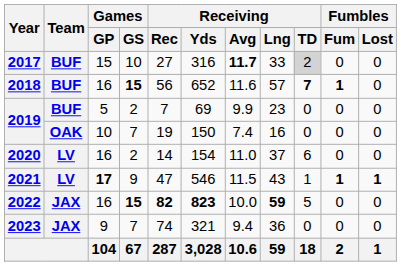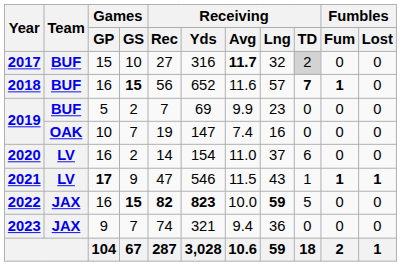(277, 62) 33 -> (277, 62) 32
(203, 132) 150 -> (203, 132) 147
